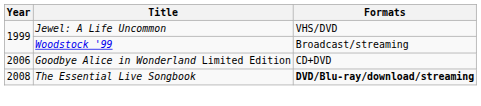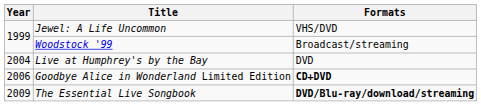+ row: (121, 61)
(314, 61) normal -> (314, 77) bold
(19, 77) 2008 -> (19, 93) 2009
